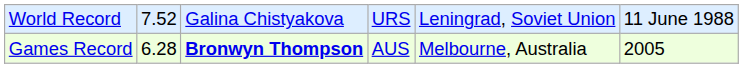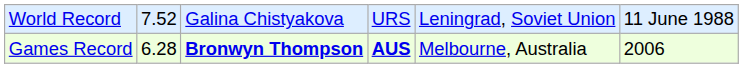(391, 48) normal -> (391, 48) bold
(644, 48) 2005 -> (644, 48) 2006
